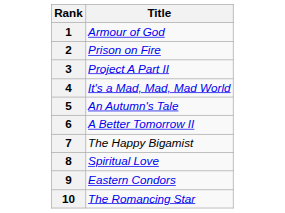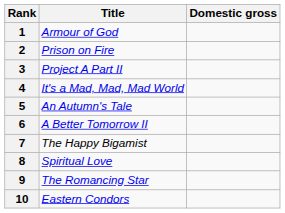+ column: (233, 13)
(132, 180) Eastern Condors -> (95, 180) The Romancing Star
(142, 198) The Romancing Star -> (85, 198) Eastern Condors
